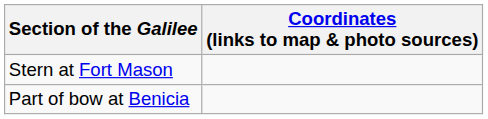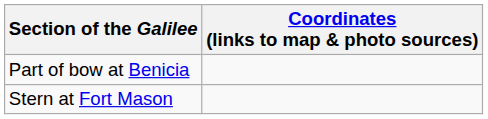rows swapped: (91, 69) <-> (99, 98)
